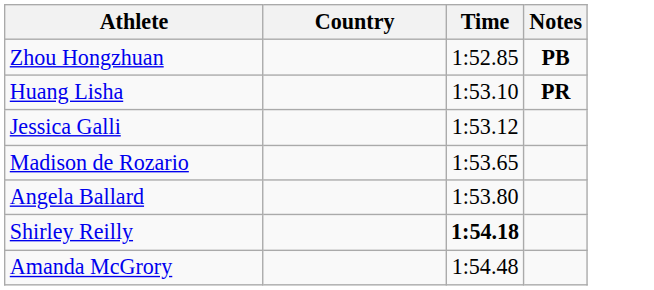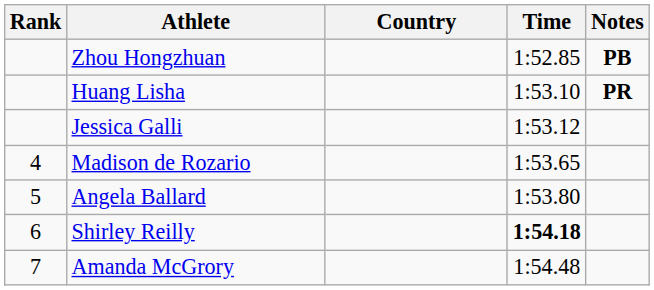+ column: (36, 22)
